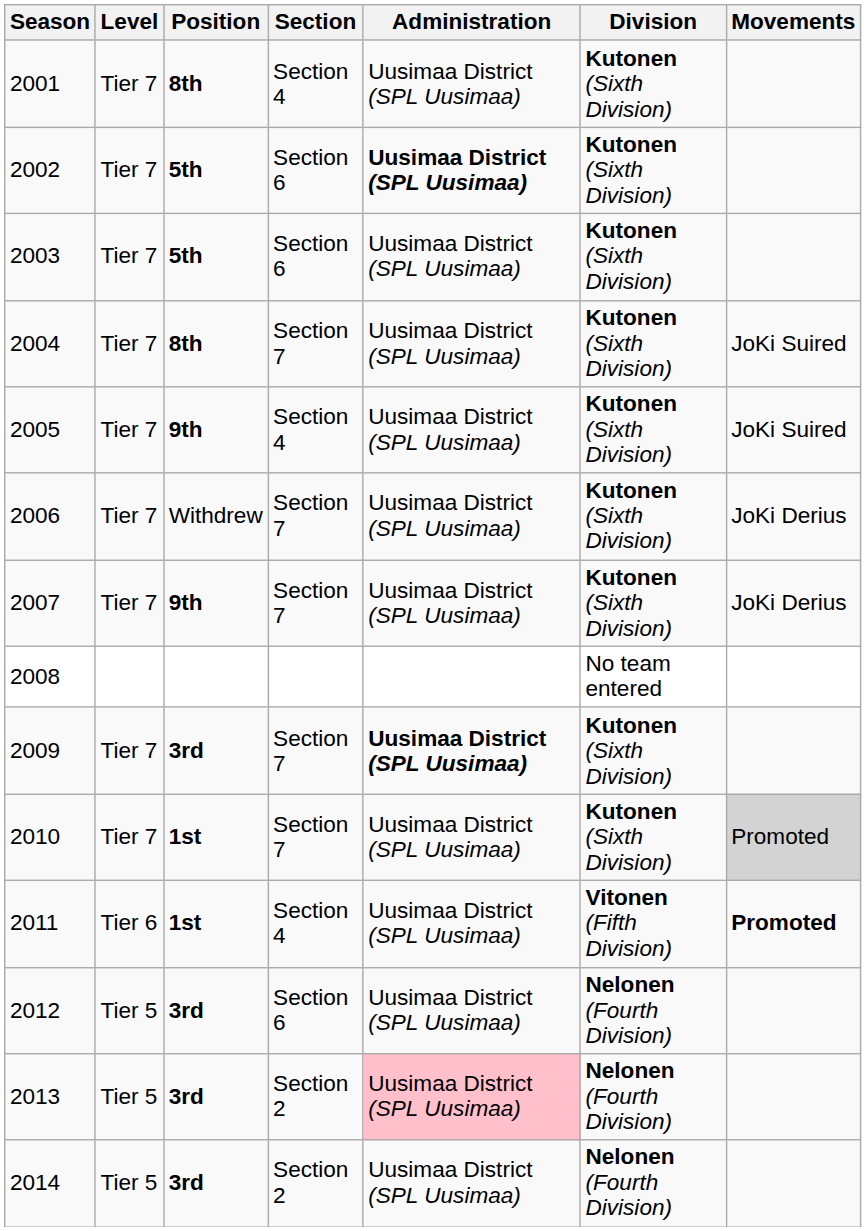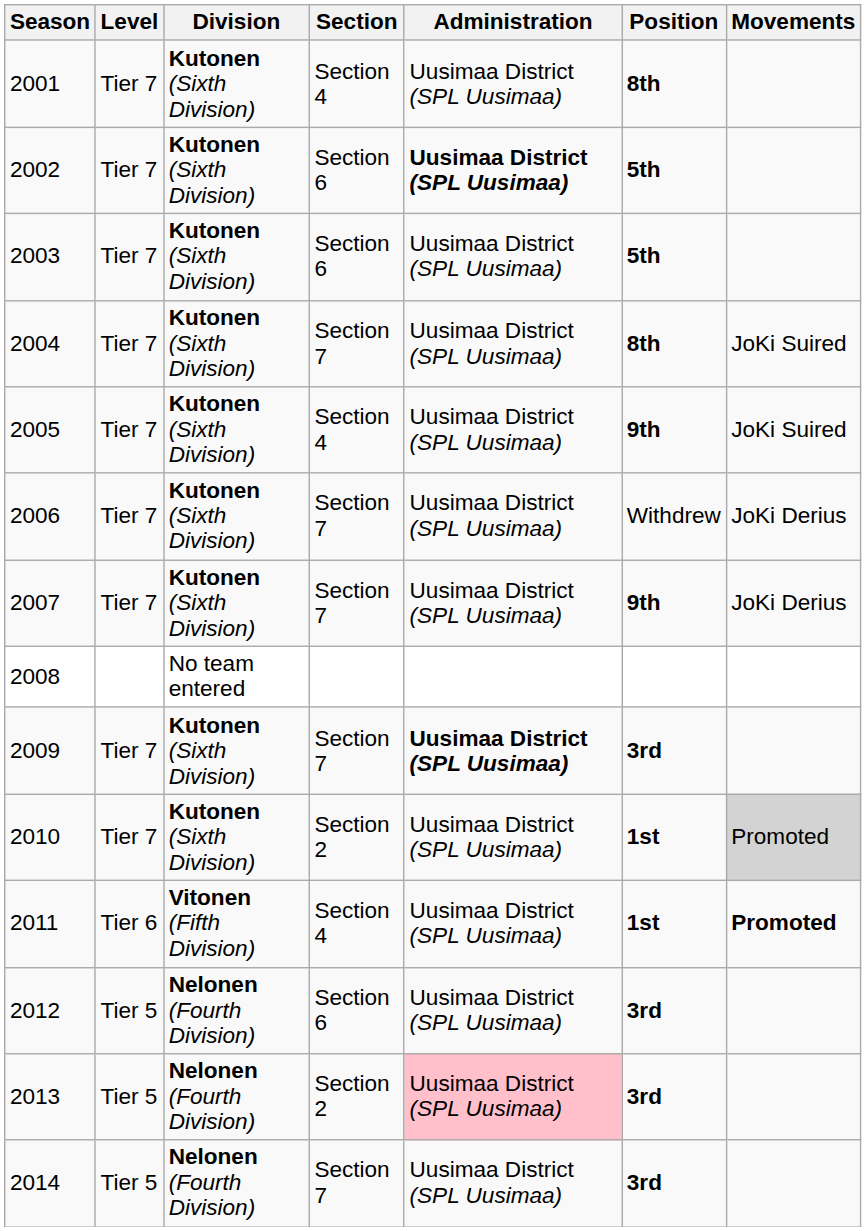columns swapped: (653, 22) <-> (216, 22)
(311, 837) Section 7 -> (352, 837) Section 2
(311, 1183) Section 2 -> (352, 1183) Section 7
